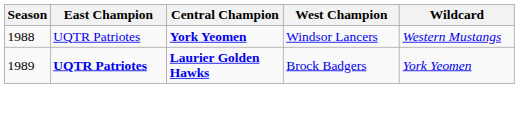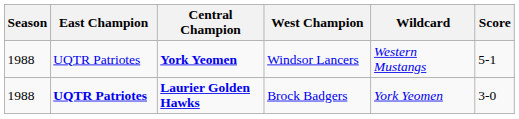+ column: (495, 22)
(21, 65) 1989 -> (21, 95) 1988
